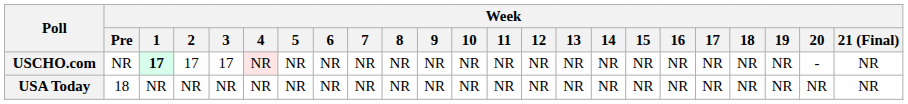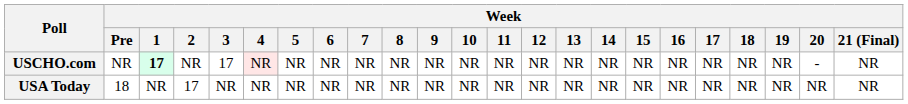(191, 63) 17 -> (191, 63) NR
(191, 87) NR -> (191, 87) 17
